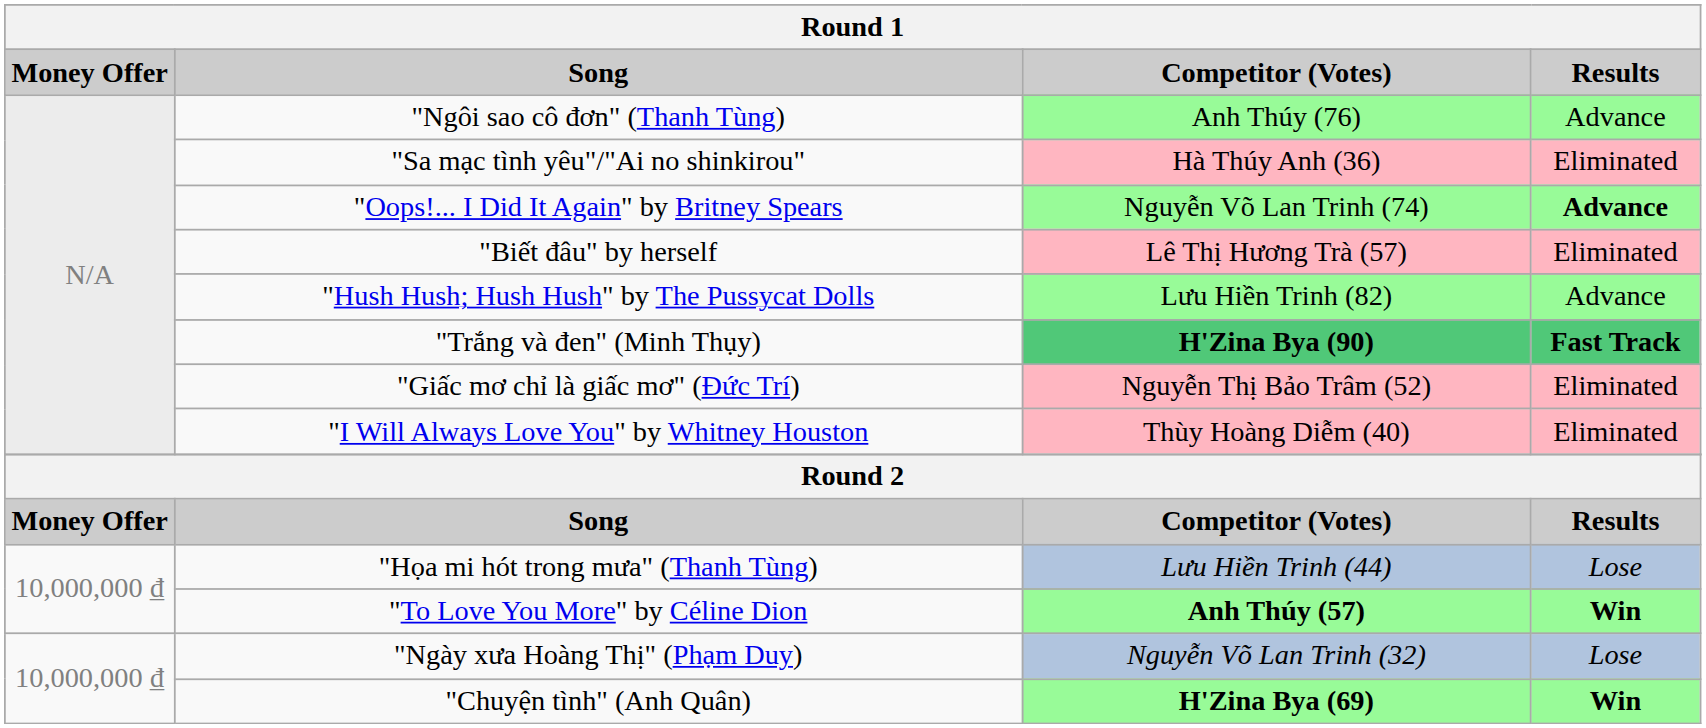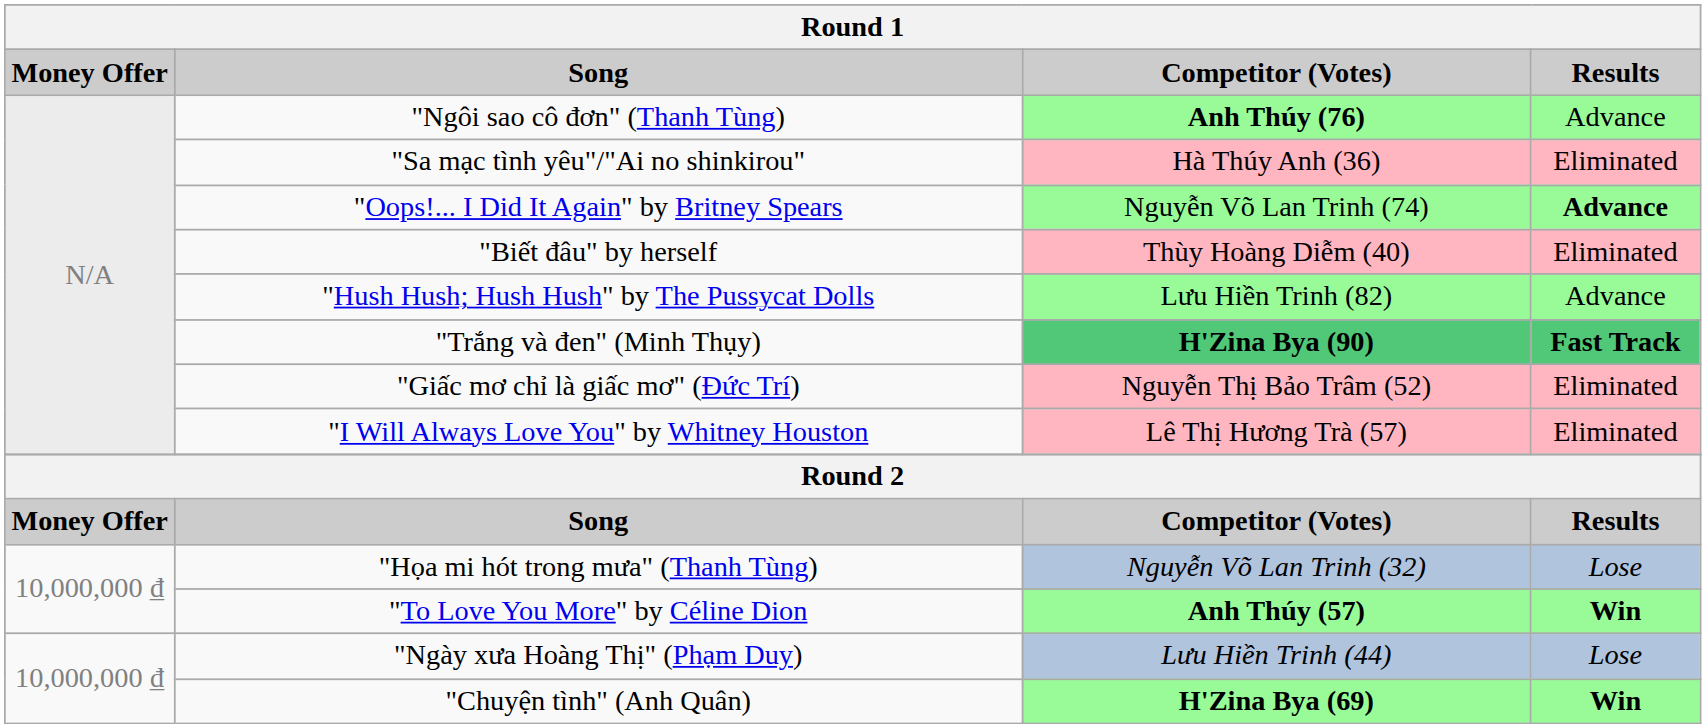(1276, 116) normal -> (1276, 116) bold
(1276, 251) Lê Thị Hương Trà (57) -> (1276, 251) Thùy Hoàng Diễm (40)
(1276, 431) Thùy Hoàng Diễm (40) -> (1276, 431) Lê Thị Hương Trà (57)
(1276, 565) Lưu Hiền Trinh (44) -> (1276, 565) Nguyễn Võ Lan Trinh (32)
(1276, 655) Nguyễn Võ Lan Trinh (32) -> (1276, 655) Lưu Hiền Trinh (44)
